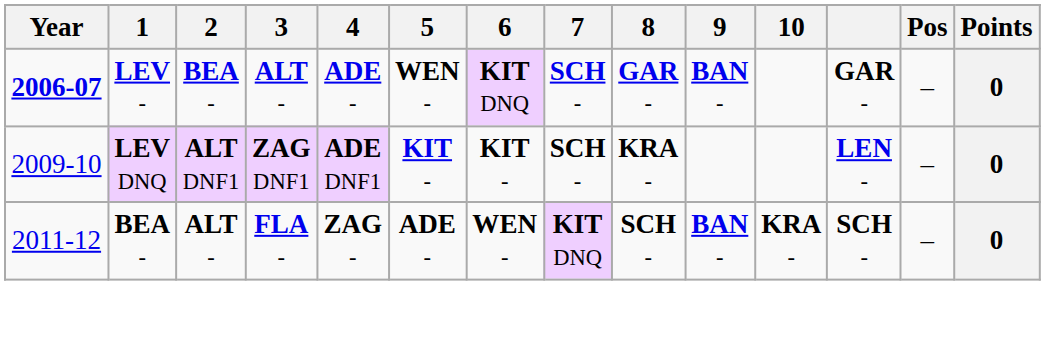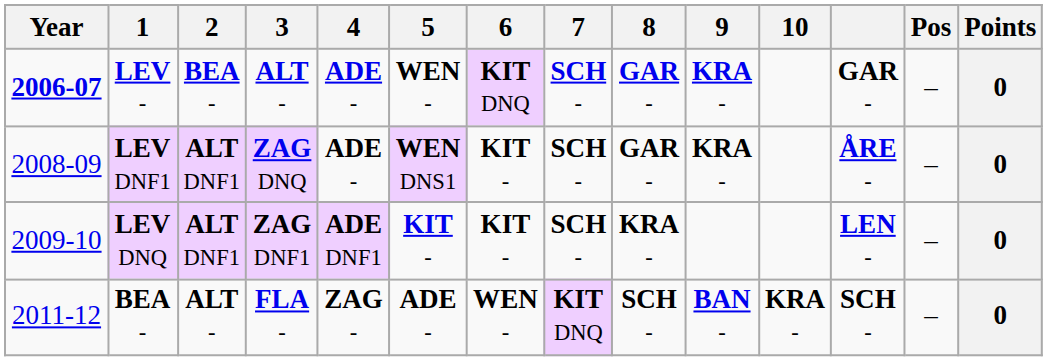(720, 85) BAN - -> (722, 85) KRA -
+ row: (143, 162)
